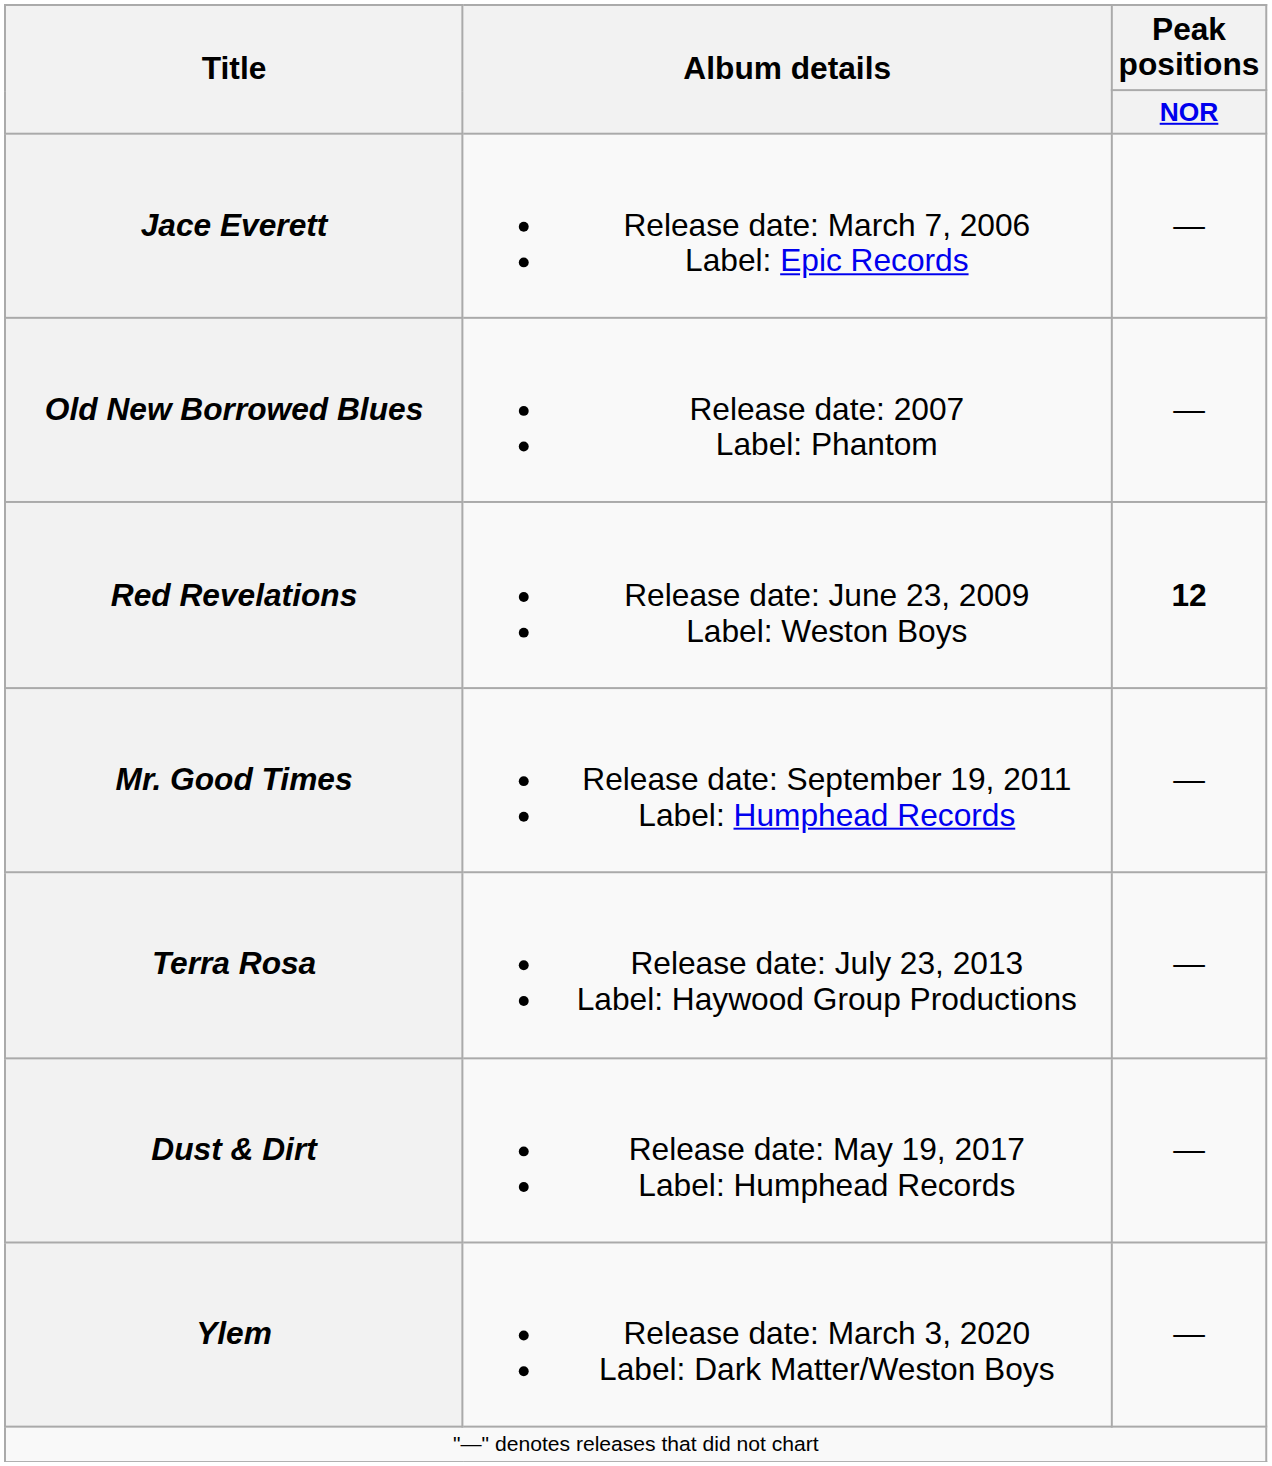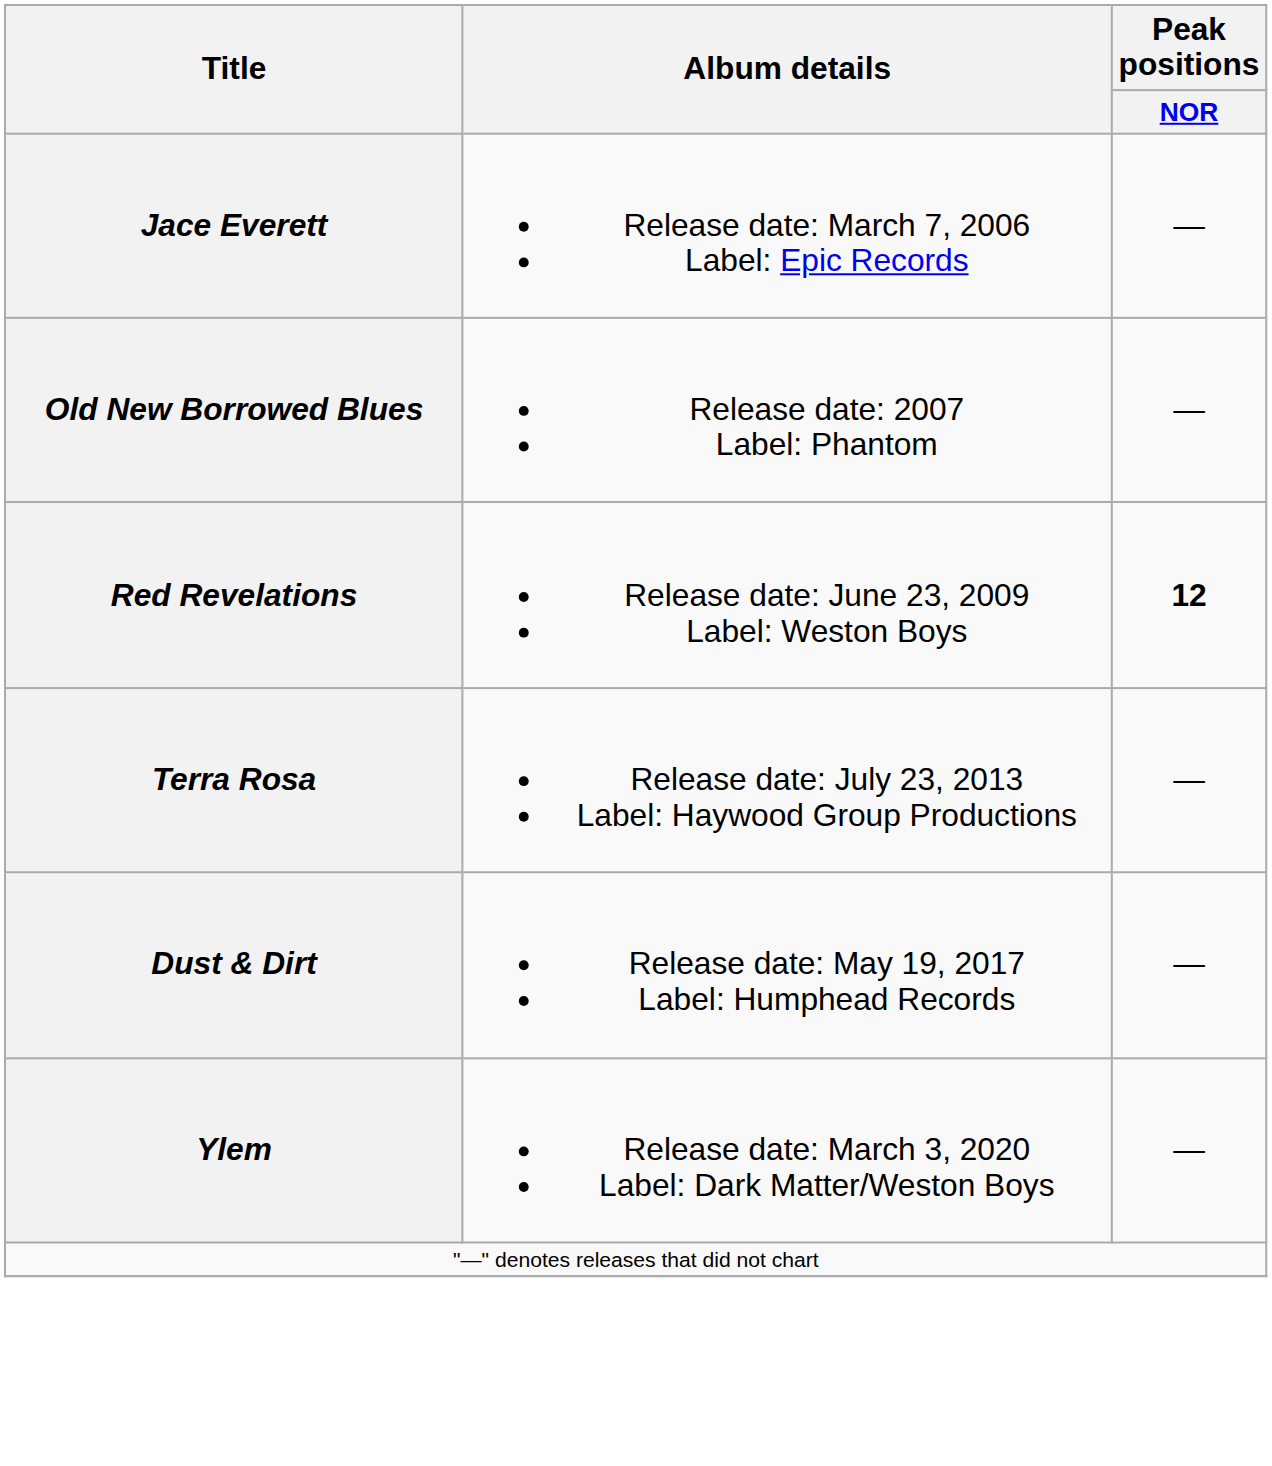- row: (234, 779)
